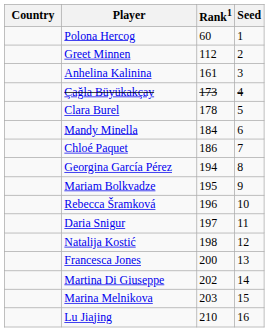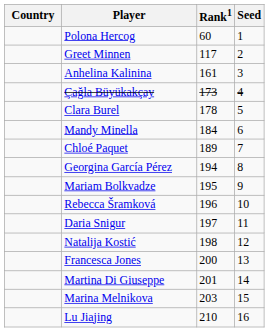(208, 54) 112 -> (208, 54) 117
(208, 148) 186 -> (208, 148) 189
(208, 279) 202 -> (208, 279) 201
